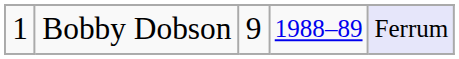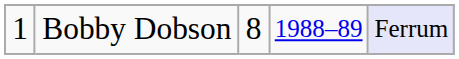(254, 29) 9 -> (254, 29) 8
